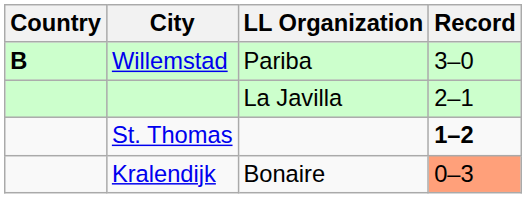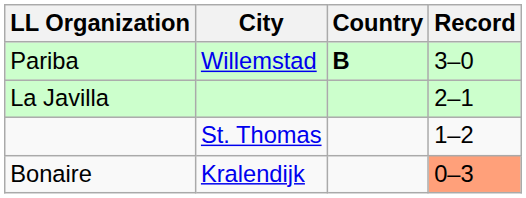columns swapped: (56, 23) <-> (333, 23)
(454, 135) bold -> (454, 135) normal
